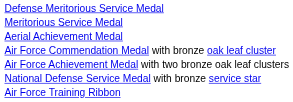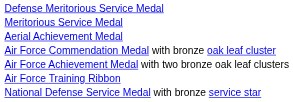rows swapped: (133, 79) <-> (63, 93)
